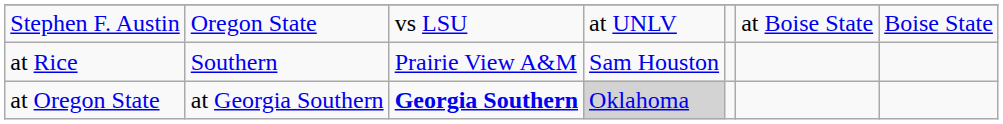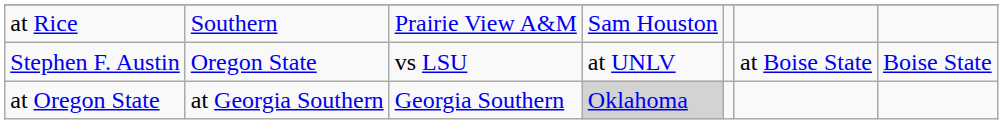rows swapped: (95, 23) <-> (44, 61)
(486, 99) bold -> (479, 99) normal
